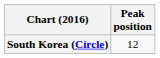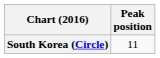(133, 44) 12 -> (133, 44) 11
